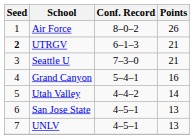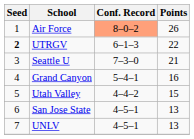(126, 28) no background -> (126, 28) lightsalmon background
(174, 45) 21 -> (174, 45) 22
(174, 93) 14 -> (174, 93) 15
